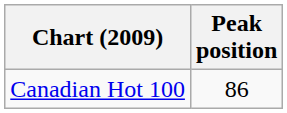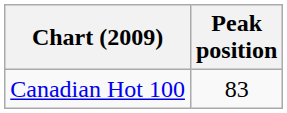(237, 88) 86 -> (237, 88) 83
